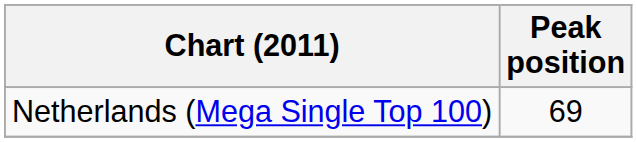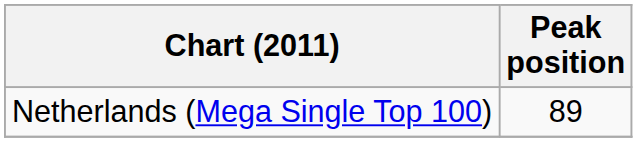(566, 111) 69 -> (566, 111) 89
